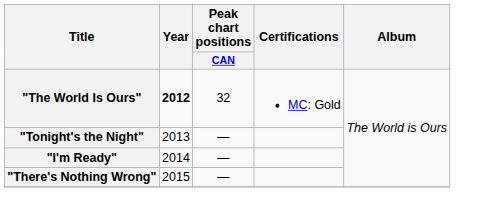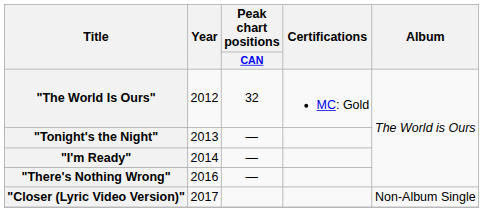(176, 98) bold -> (204, 98) normal
(176, 177) 2015 -> (204, 177) 2016
+ row: (96, 197)
